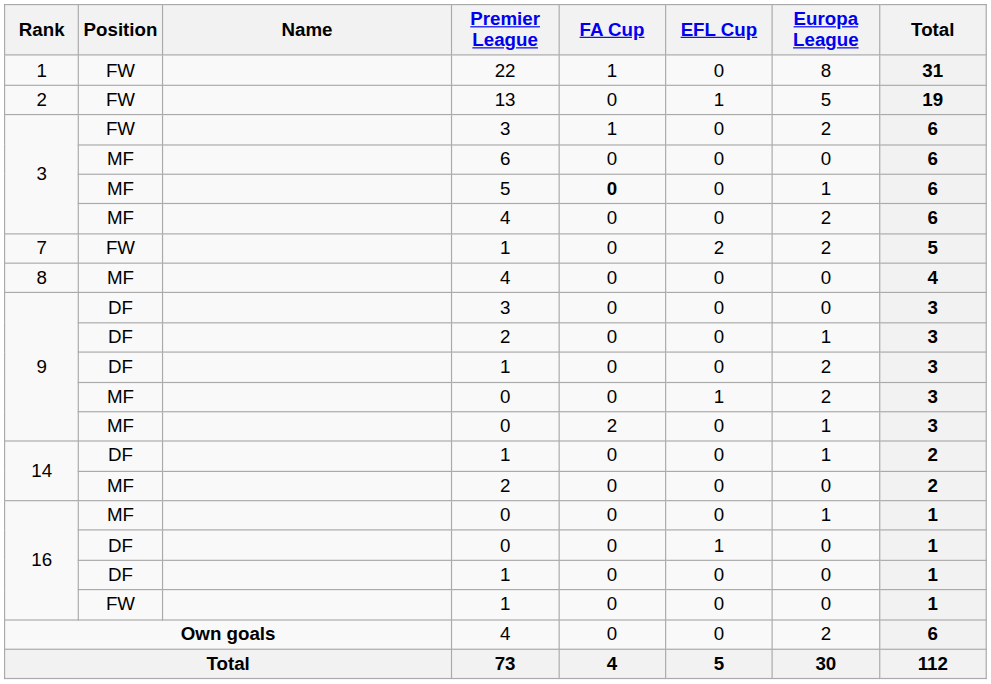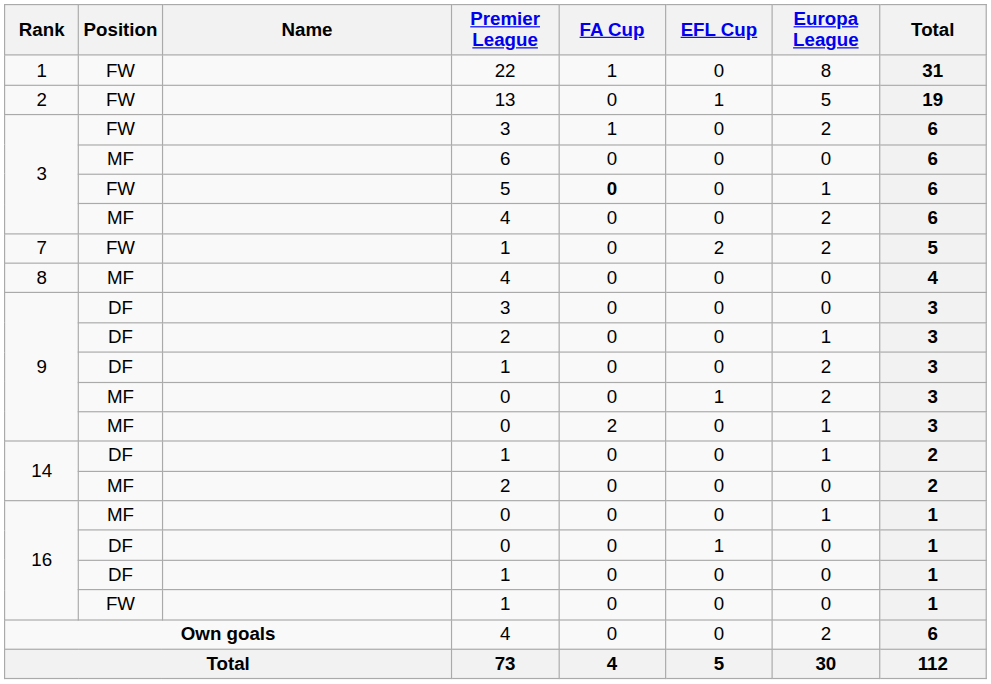(120, 188) MF -> (120, 188) FW
